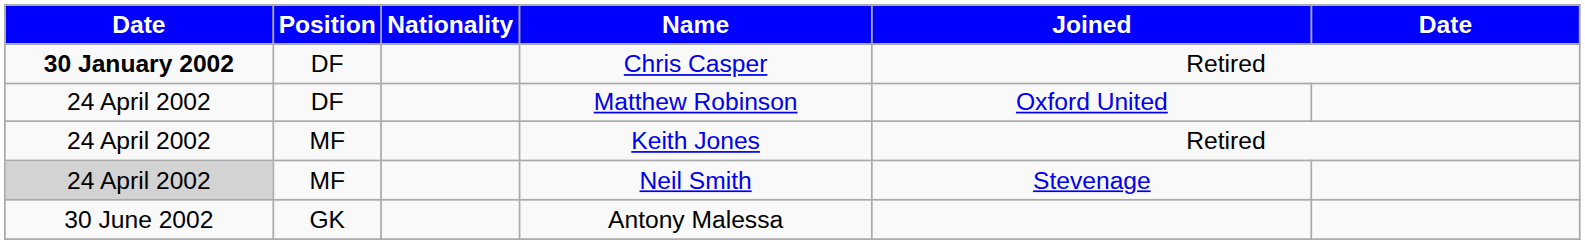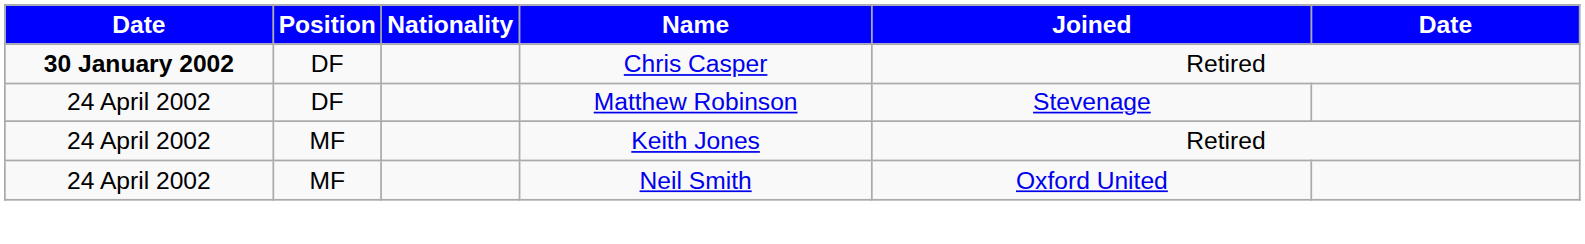(1092, 103) Oxford United -> (1092, 103) Stevenage
(139, 180) lightgrey background -> (139, 180) no background
(1092, 180) Stevenage -> (1092, 180) Oxford United
- row: (696, 219)
